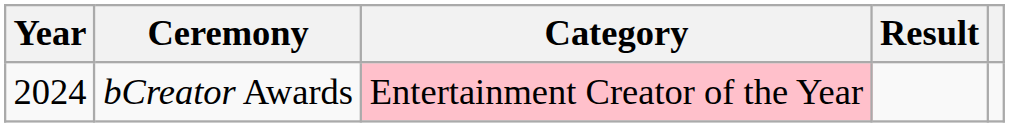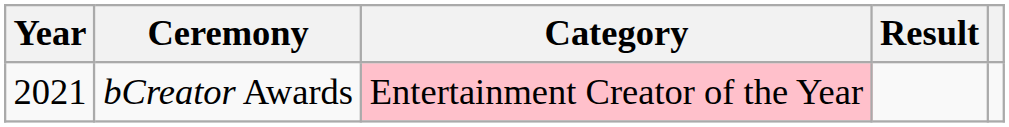(50, 91) 2024 -> (50, 91) 2021
